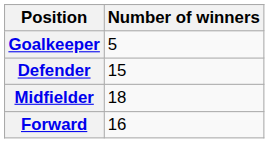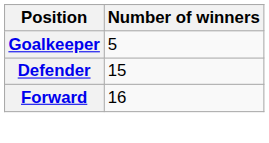- row: (54, 97)
